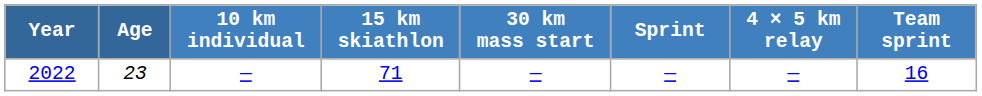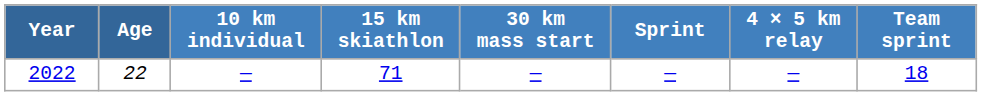(135, 75) 23 -> (135, 75) 22
(917, 75) 16 -> (917, 75) 18
